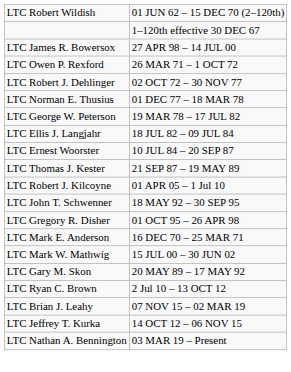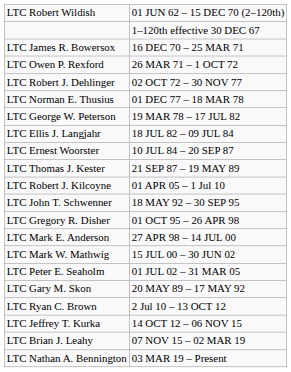(184, 47) 27 APR 98 – 14 JUL 00 -> (188, 47) 16 DEC 70 – 25 MAR 71
(188, 237) 16 DEC 70 – 25 MAR 71 -> (184, 237) 27 APR 98 – 14 JUL 00
+ row: (56, 271)
rows swapped: (53, 323) <-> (50, 306)
